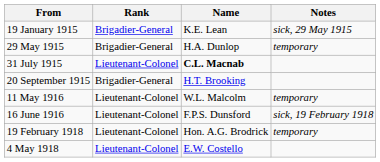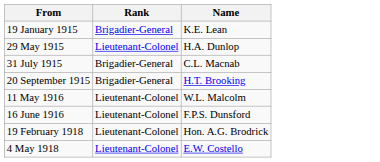- column: (323, 13)
(134, 47) Brigadier-General -> (137, 47) Lieutenant-Colonel
(137, 64) Lieutenant-Colonel -> (134, 64) Brigadier-General
(214, 64) bold -> (212, 64) normal
